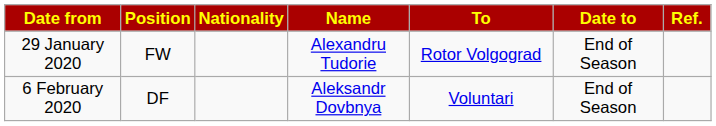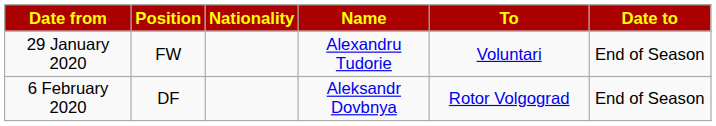- column: (687, 18)
(481, 54) Rotor Volgograd -> (509, 54) Voluntari
(481, 99) Voluntari -> (509, 99) Rotor Volgograd
